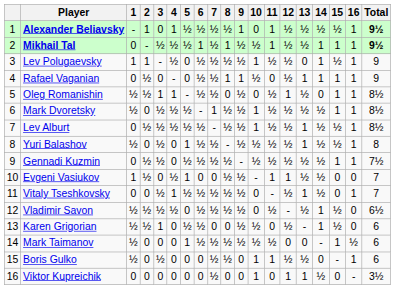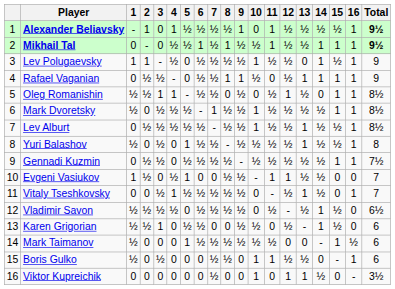(160, 45) ½ -> (160, 45) 0
(160, 78) 0 -> (160, 78) ½
